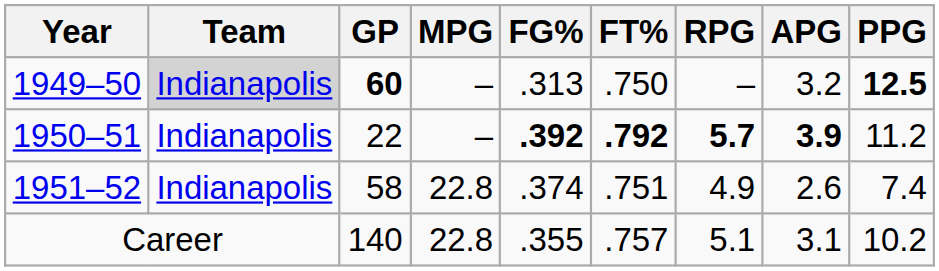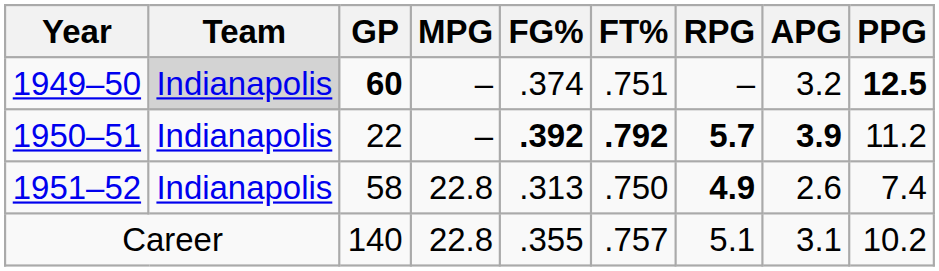(551, 84) .313 -> (551, 84) .374
(636, 84) .750 -> (636, 84) .751
(551, 188) .374 -> (551, 188) .313
(636, 188) .751 -> (636, 188) .750
(732, 188) normal -> (732, 188) bold
